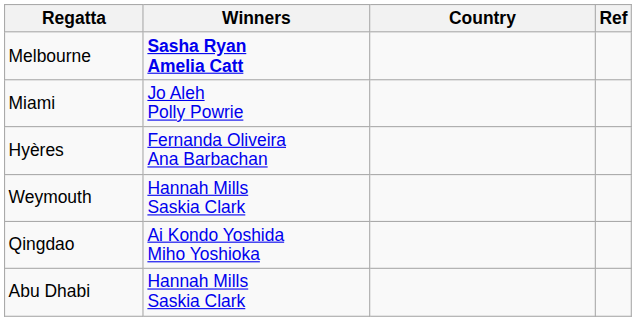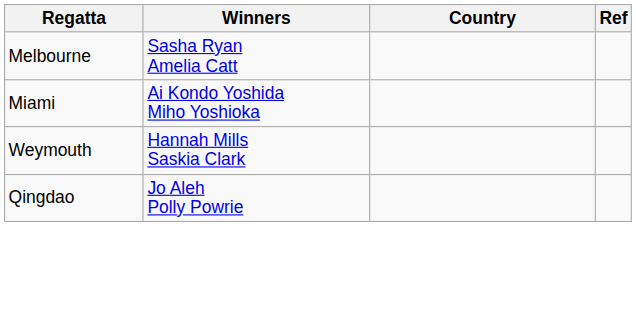(197, 55) bold -> (195, 55) normal
(195, 103) Jo Aleh Polly Powrie -> (216, 103) Ai Kondo Yoshida Miho Yoshioka
- row: (36, 150)
(216, 244) Ai Kondo Yoshida Miho Yoshioka -> (195, 197) Jo Aleh Polly Powrie
- row: (49, 292)
